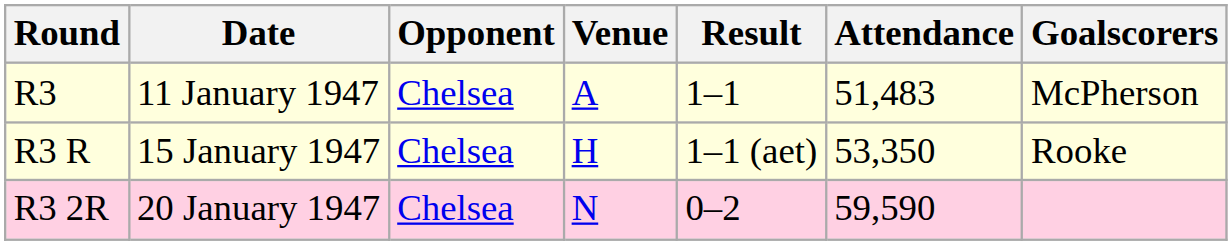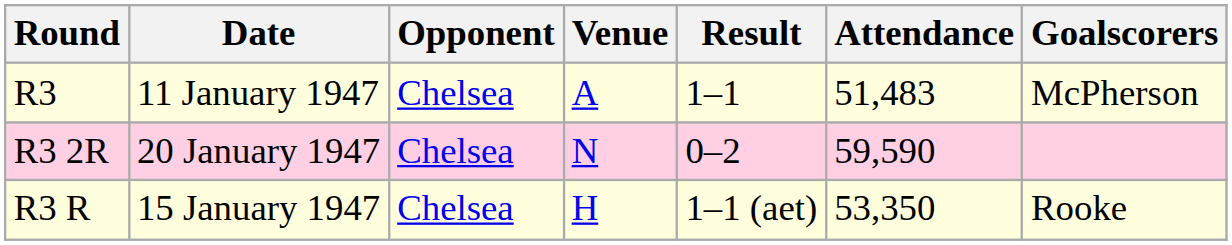rows swapped: (52, 150) <-> (61, 208)
